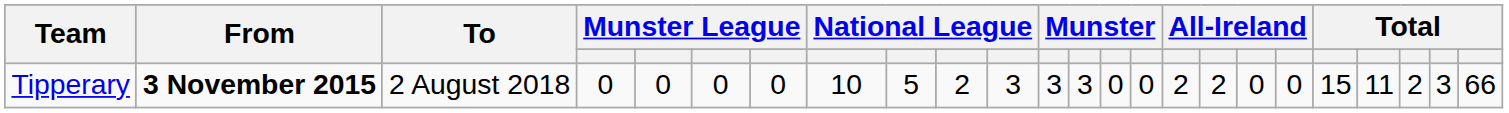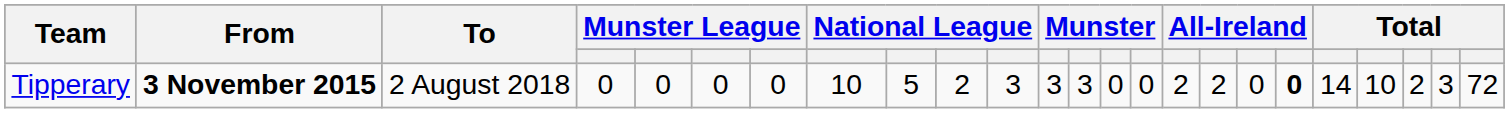(1294, 84) normal -> (1294, 84) bold
(1336, 84) 15 -> (1336, 84) 14
(1379, 84) 11 -> (1380, 84) 10
(1480, 84) 66 -> (1482, 84) 72
